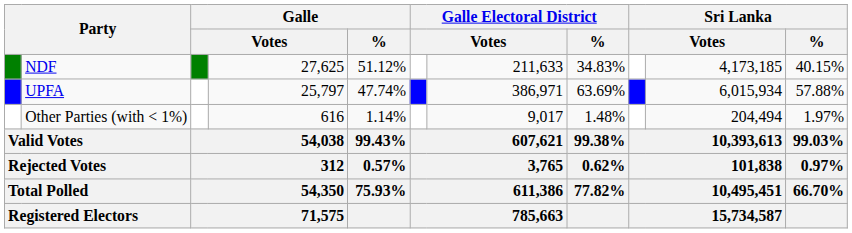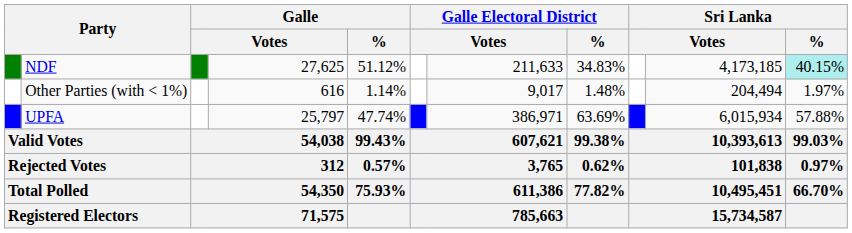(820, 66) no background -> (820, 66) paleturquoise background
rows swapped: (45, 91) <-> (106, 116)
